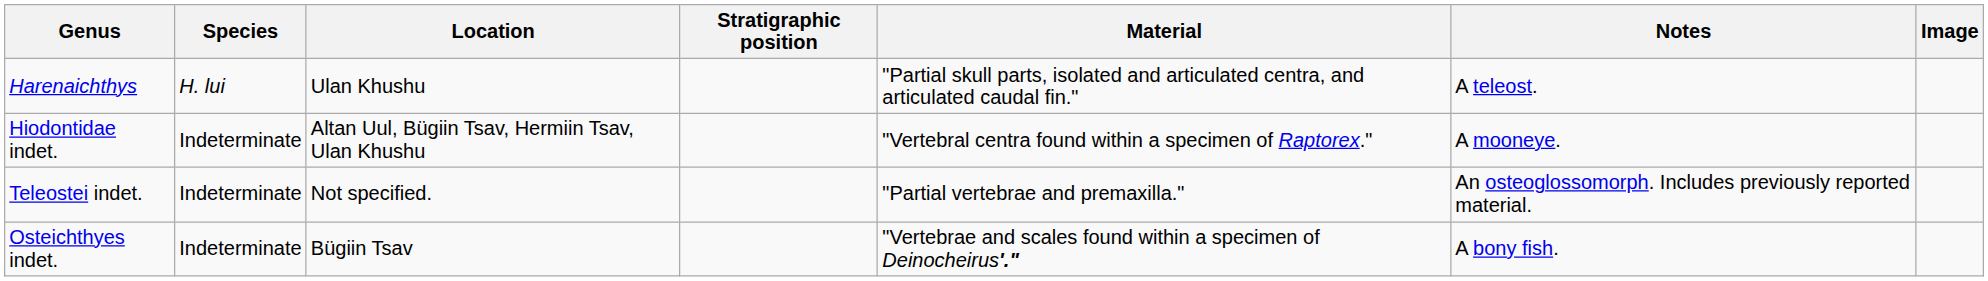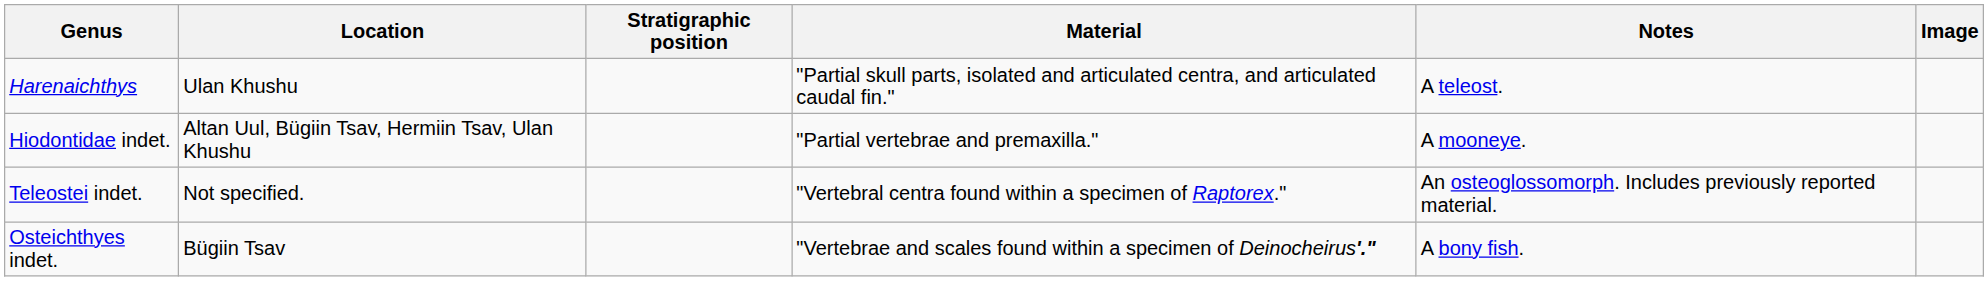- column: (240, 31)
(1127, 140) "Vertebral centra found within a specimen of Raptorex." -> (947, 140) "Partial vertebrae and premaxilla."
(1033, 194) "Partial vertebrae and premaxilla." -> (1041, 194) "Vertebral centra found within a specimen of Raptorex."
